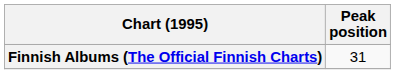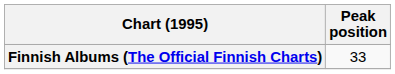(358, 56) 31 -> (358, 56) 33
